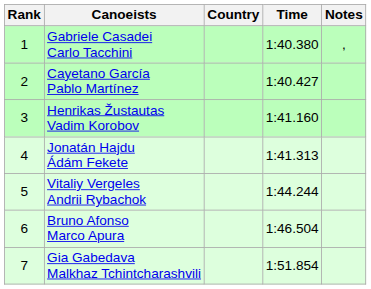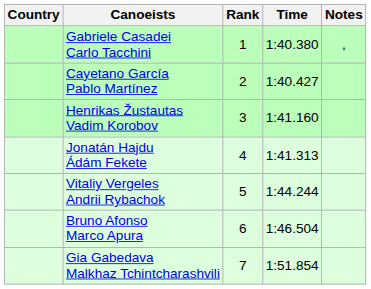columns swapped: (24, 15) <-> (233, 15)
